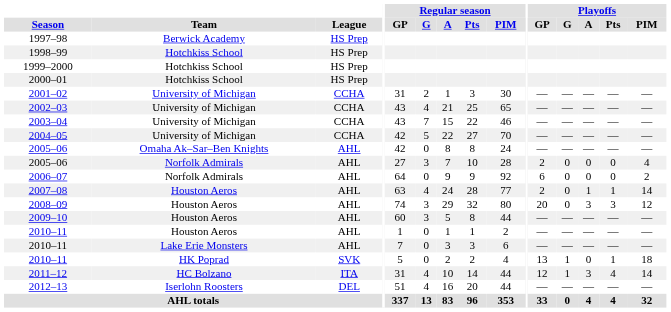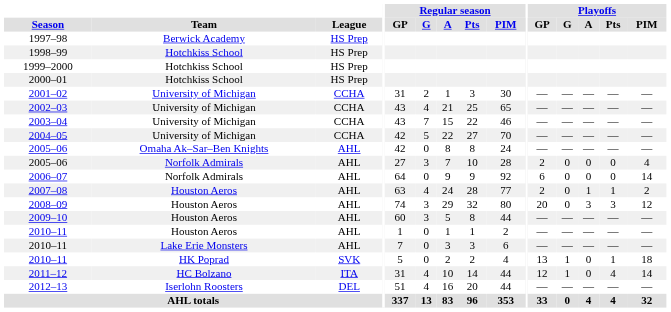(647, 176) 2 -> (647, 176) 14
(647, 190) 14 -> (647, 190) 2
(589, 273) 3 -> (589, 273) 0
